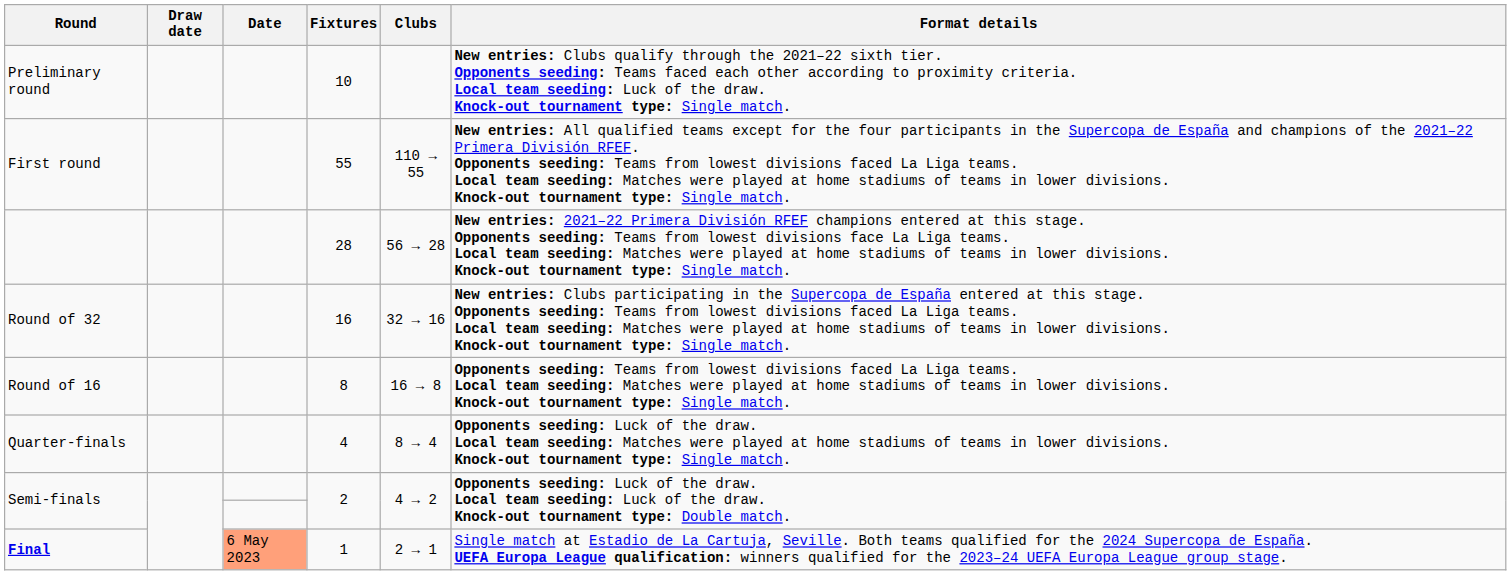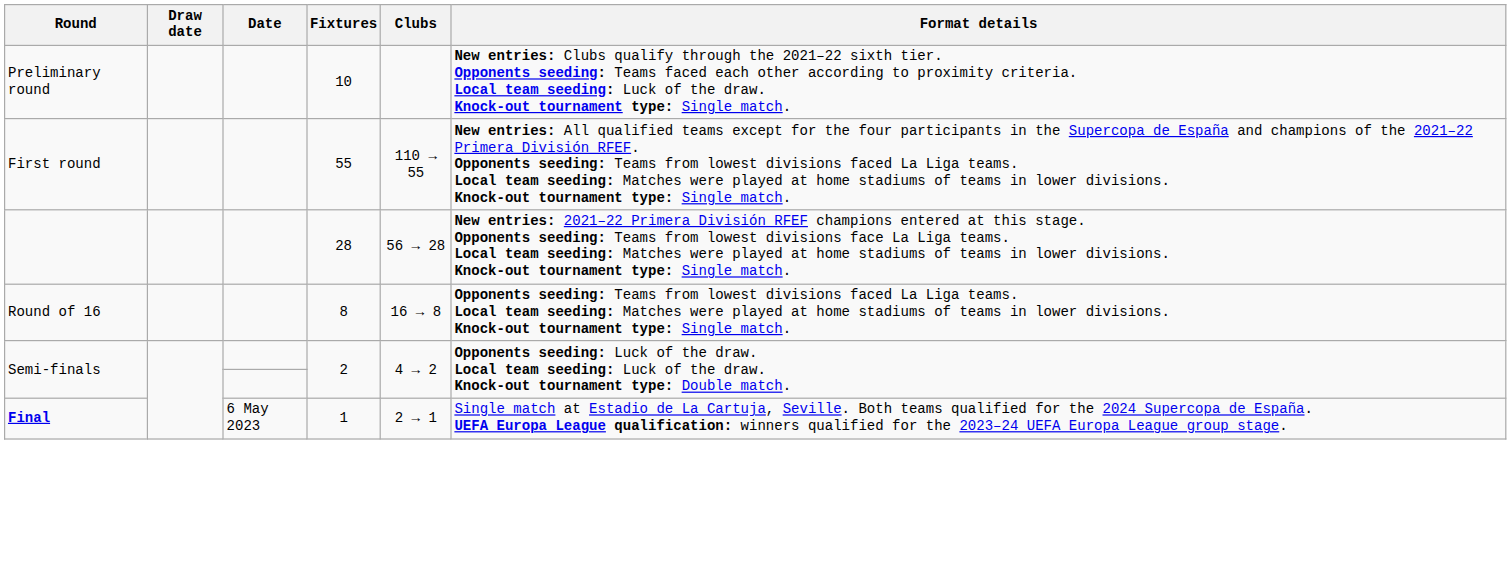- row: (54, 320)
- row: (67, 443)
(248, 549) lightsalmon background -> (248, 418) no background
